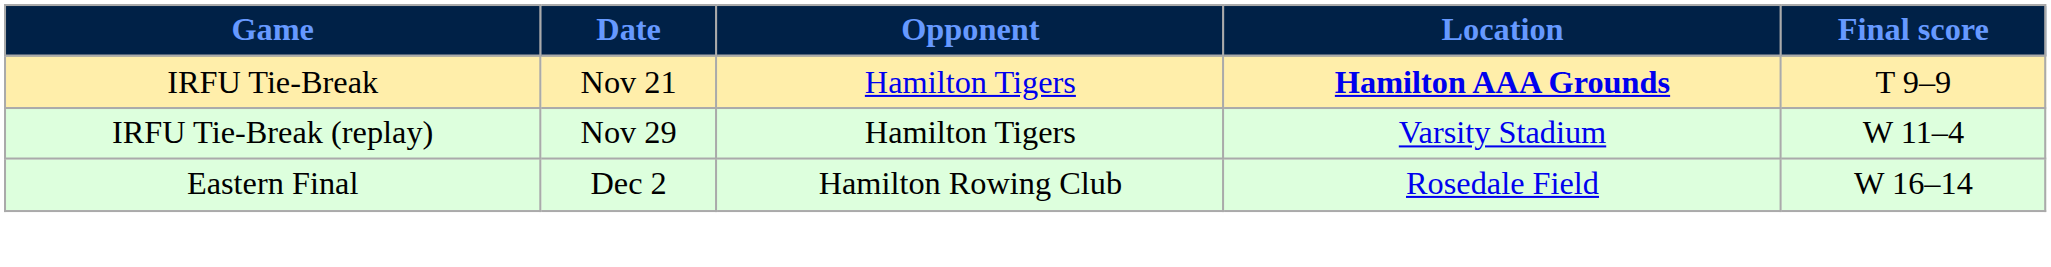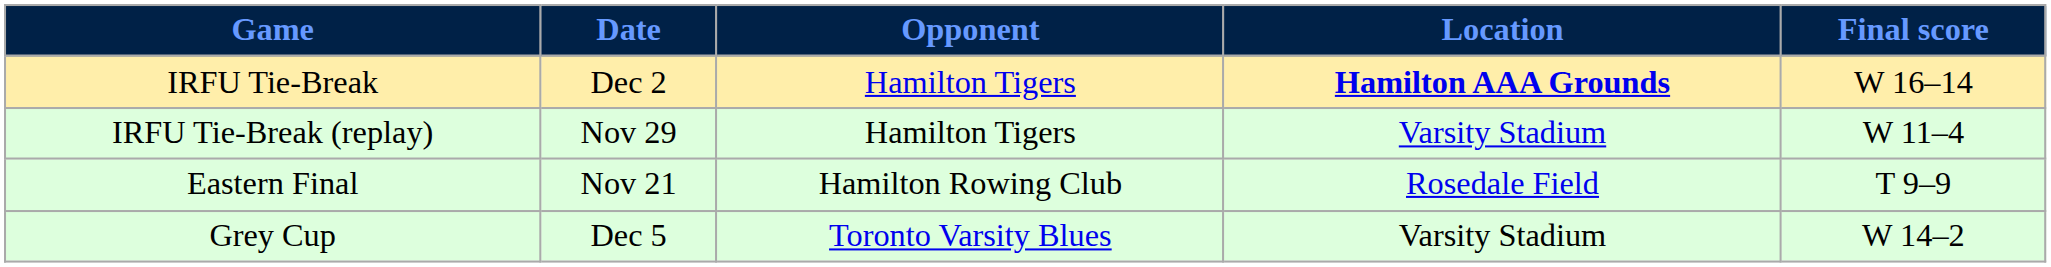(629, 81) Nov 21 -> (629, 81) Dec 2
(1913, 81) T 9–9 -> (1913, 81) W 16–14
(629, 183) Dec 2 -> (629, 183) Nov 21
(1913, 183) W 16–14 -> (1913, 183) T 9–9
+ row: (273, 235)
